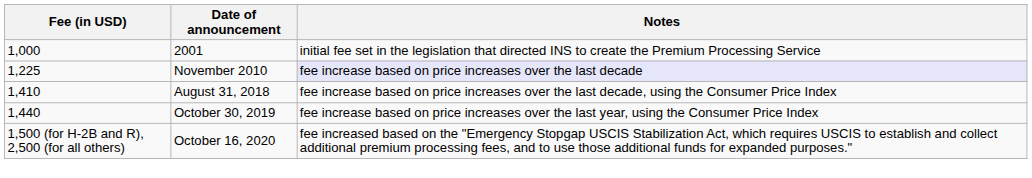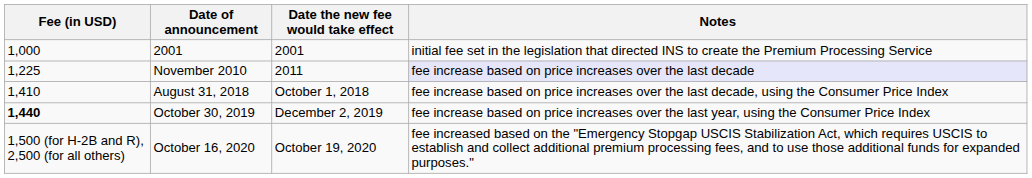+ column: (340, 22)
(24, 112) normal -> (24, 112) bold
